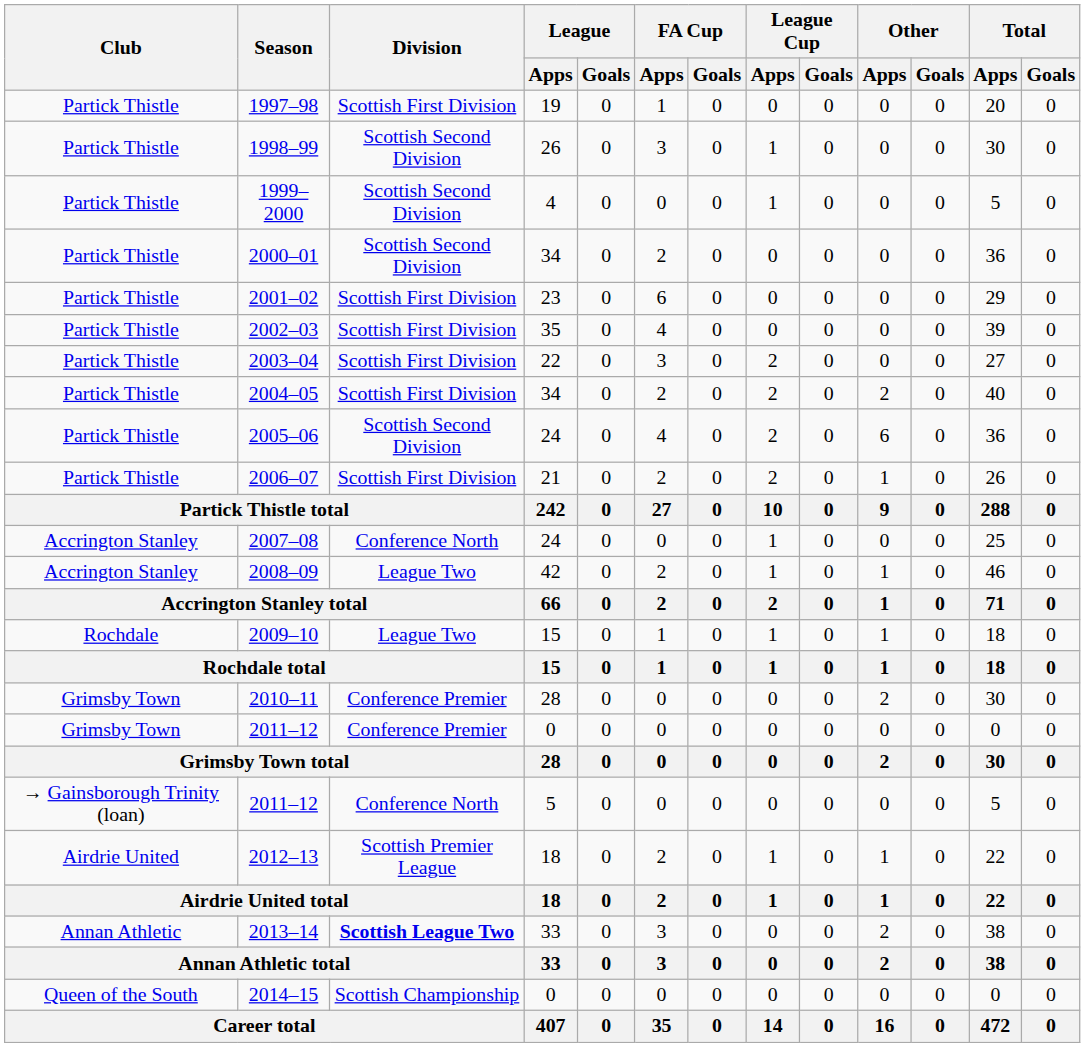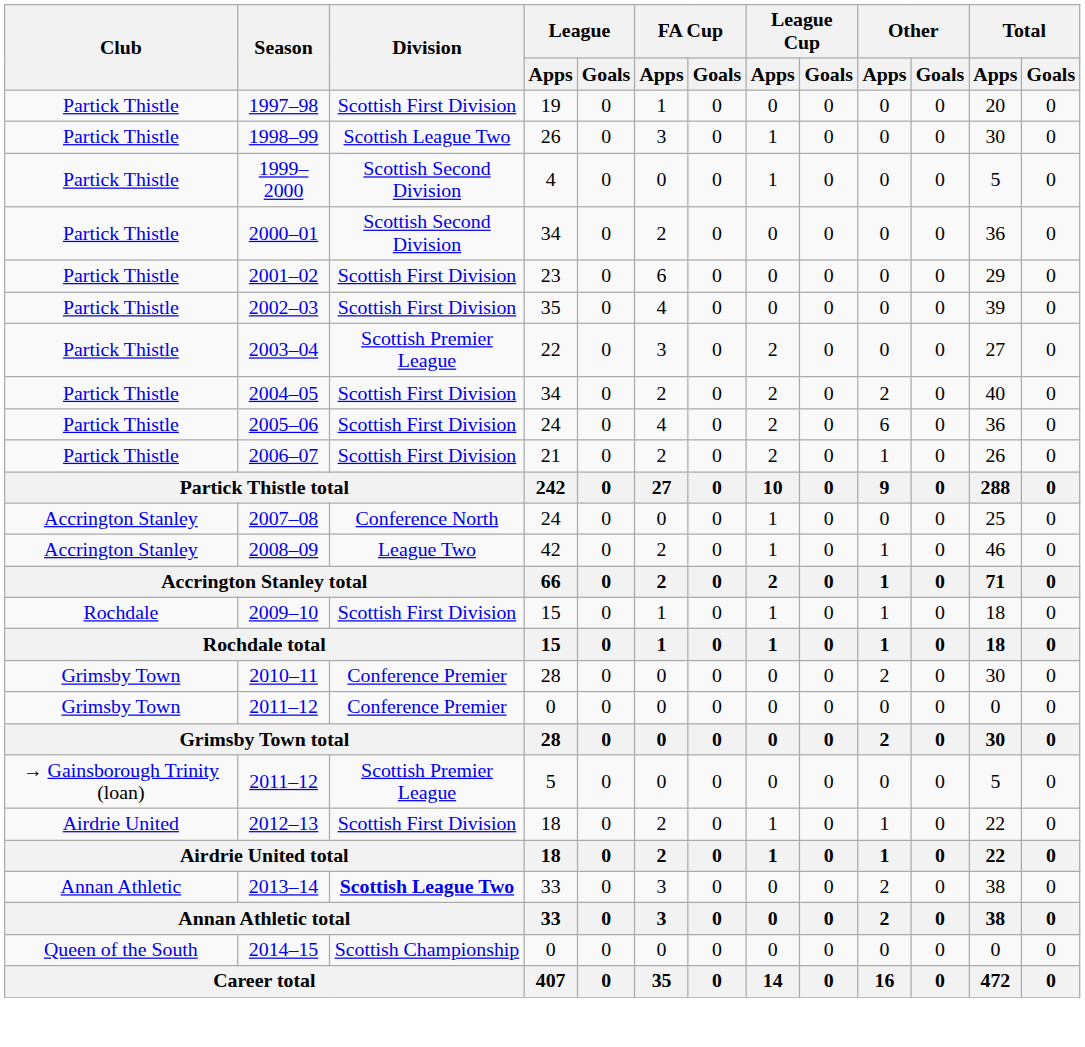(427, 148) Scottish Second Division -> (427, 136) Scottish League Two
(427, 361) Scottish First Division -> (427, 350) Scottish Premier League
(427, 435) Scottish Second Division -> (427, 424) Scottish First Division
(427, 635) League Two -> (427, 612) Scottish First Division
(427, 803) Conference North -> (427, 781) Scottish Premier League
(427, 857) Scottish Premier League -> (427, 824) Scottish First Division
